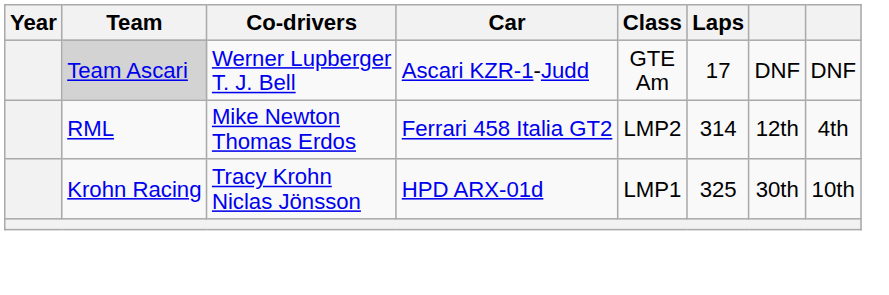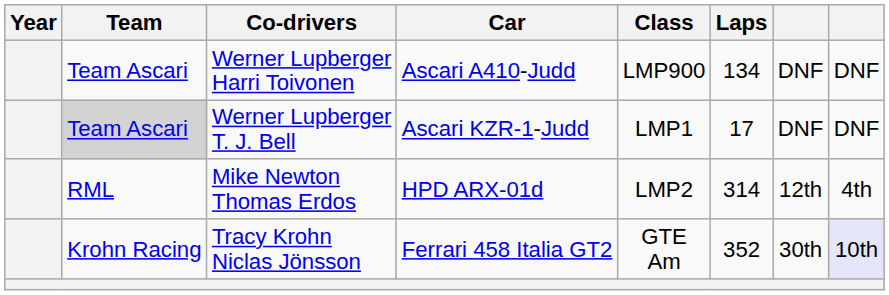+ row: (302, 70)
(652, 70) GTE Am -> (664, 130) LMP1
(507, 130) Ferrari 458 Italia GT2 -> (473, 189) HPD ARX-01d
(473, 189) HPD ARX-01d -> (507, 249) Ferrari 458 Italia GT2
(652, 189) LMP1 -> (664, 249) GTE Am
(718, 189) 325 -> (742, 249) 352
(833, 189) no background -> (857, 249) lavender background
